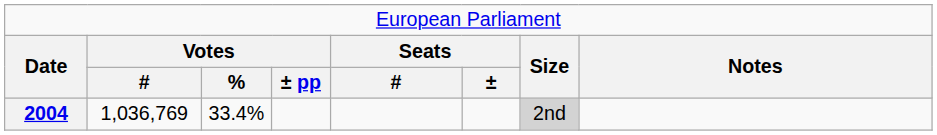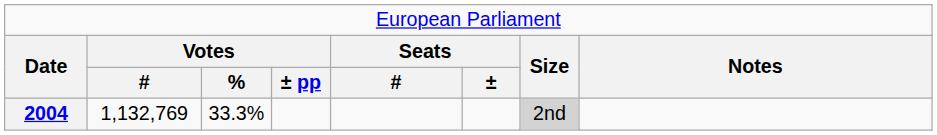(144, 113) 1,036,769 -> (144, 113) 1,132,769
(236, 113) 33.4% -> (236, 113) 33.3%
